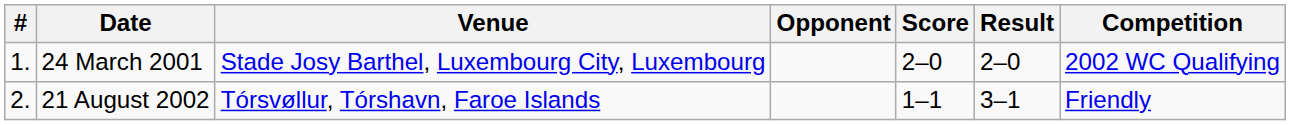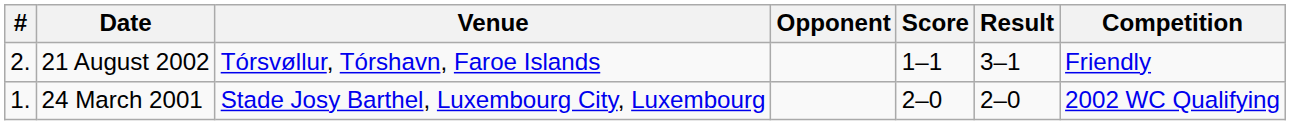rows swapped: (122, 61) <-> (126, 100)
